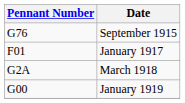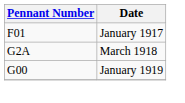- row: (138, 32)
